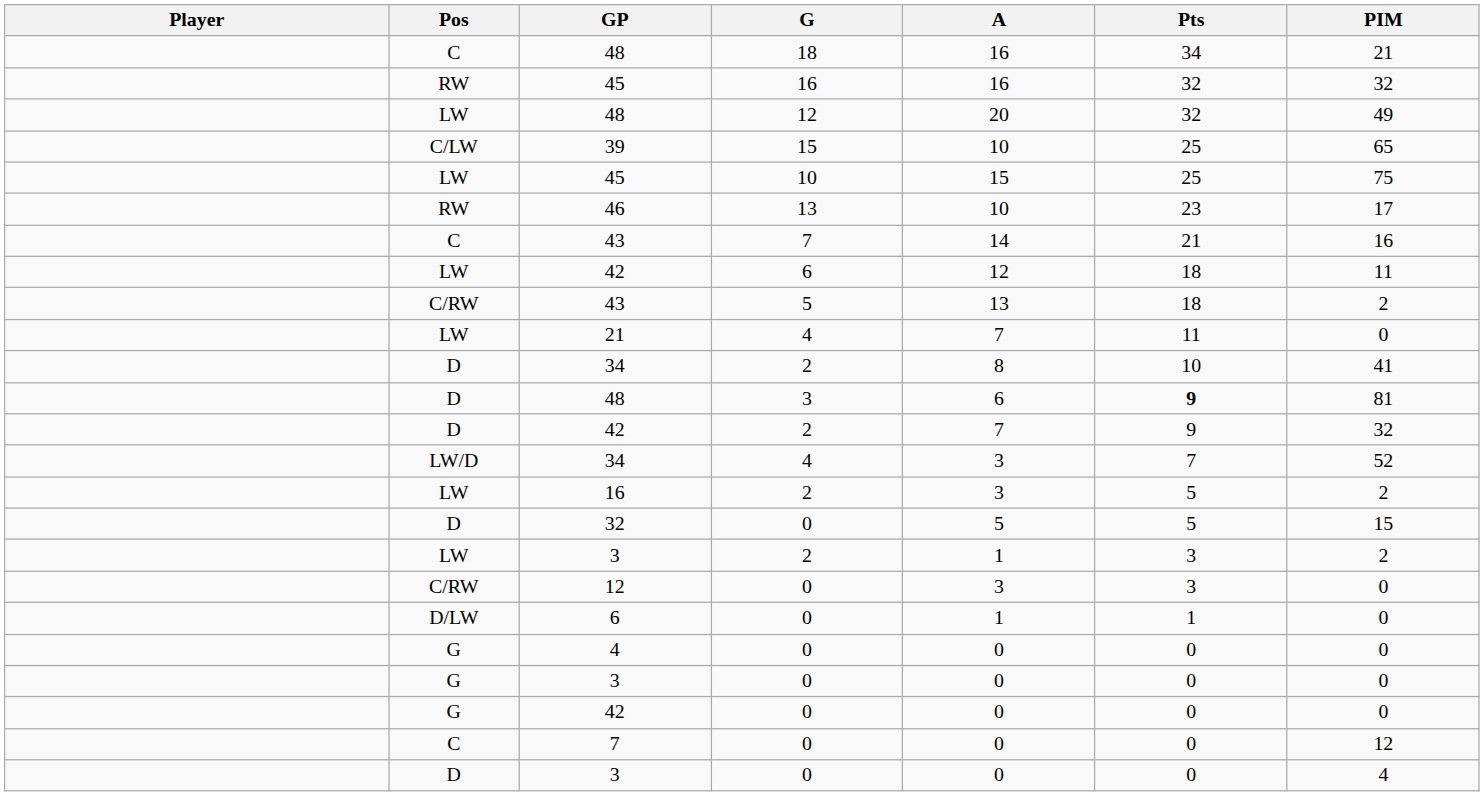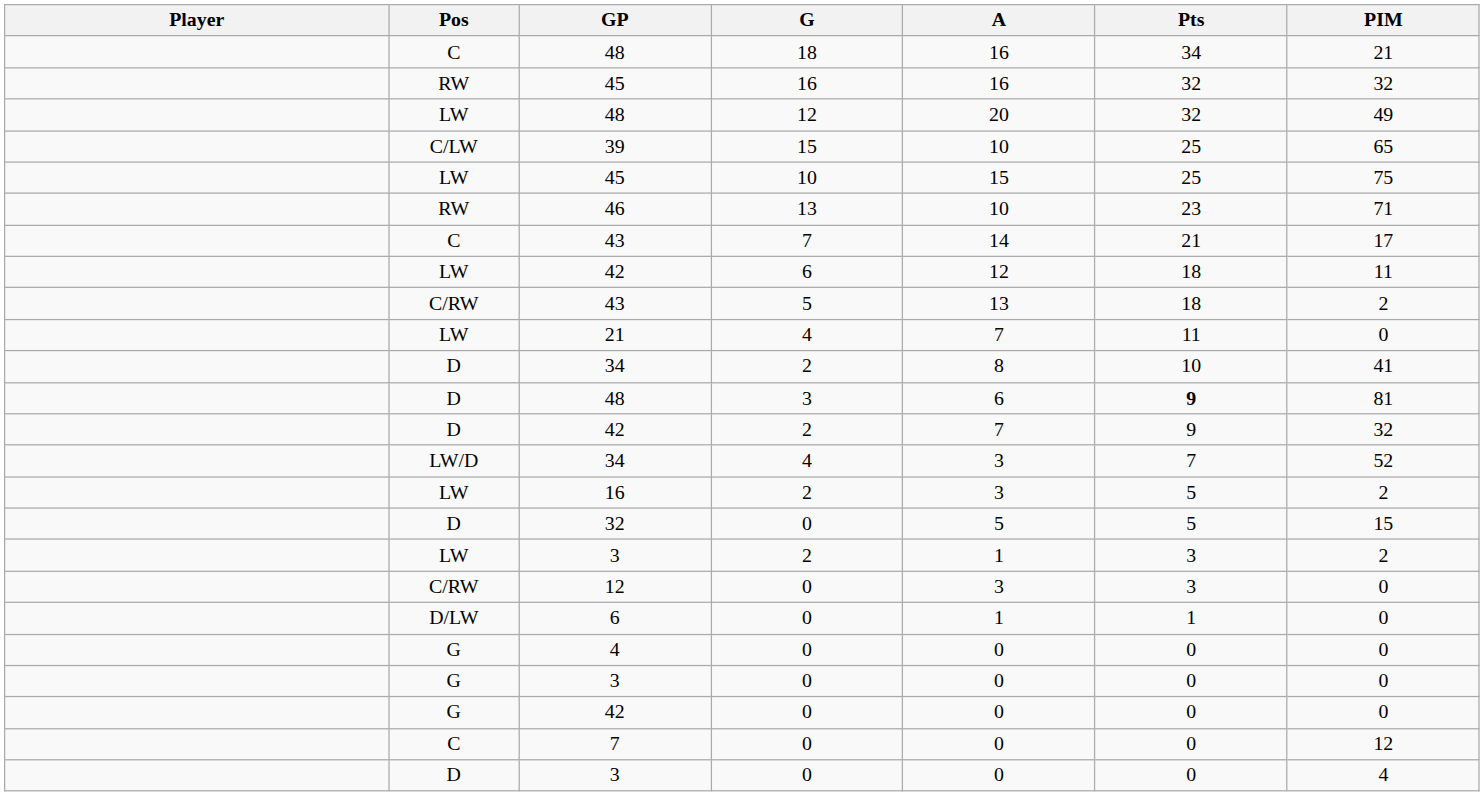(1383, 209) 17 -> (1383, 209) 71
(1383, 240) 16 -> (1383, 240) 17
